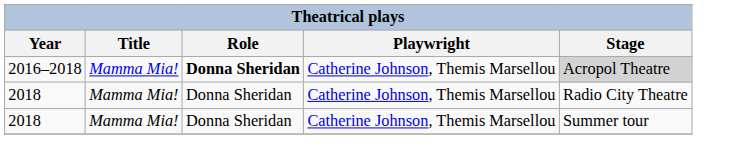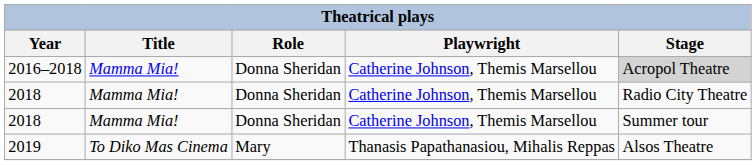(243, 69) bold -> (288, 69) normal
+ row: (25, 146)
